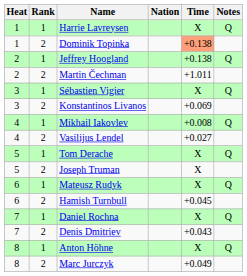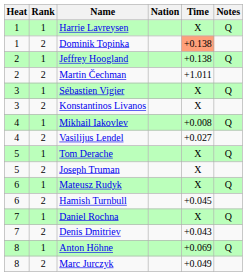(198, 106) +0.069 -> (198, 106) X
(198, 248) X -> (198, 248) +0.069
